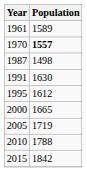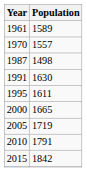(42, 45) bold -> (42, 45) normal
(42, 93) 1612 -> (42, 93) 1611
(42, 142) 1788 -> (42, 142) 1791
